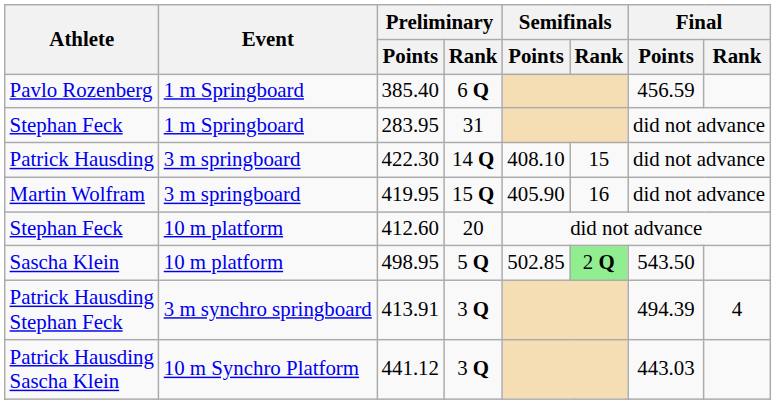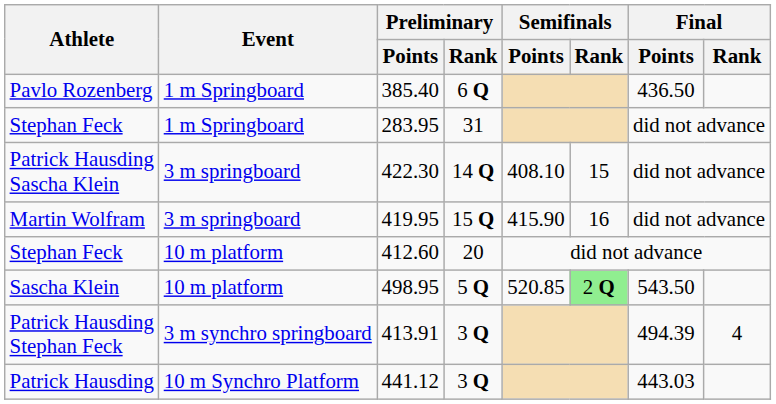(666, 90) 456.59 -> (666, 90) 436.50
(82, 159) Patrick Hausding -> (82, 172) Patrick Hausding Sascha Klein
(536, 194) 405.90 -> (536, 218) 415.90
(536, 263) 502.85 -> (536, 287) 520.85
(82, 369) Patrick Hausding Sascha Klein -> (82, 381) Patrick Hausding
